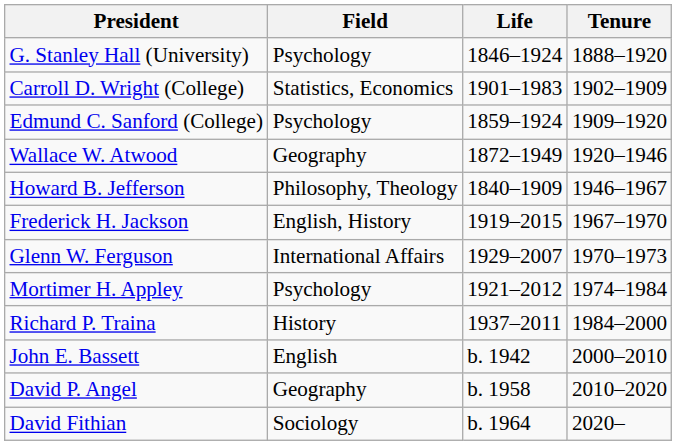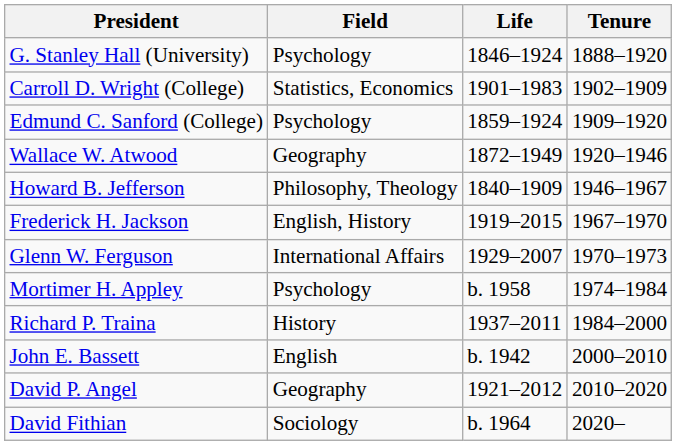(515, 289) 1921–2012 -> (499, 289) b. 1958
(499, 389) b. 1958 -> (515, 389) 1921–2012
